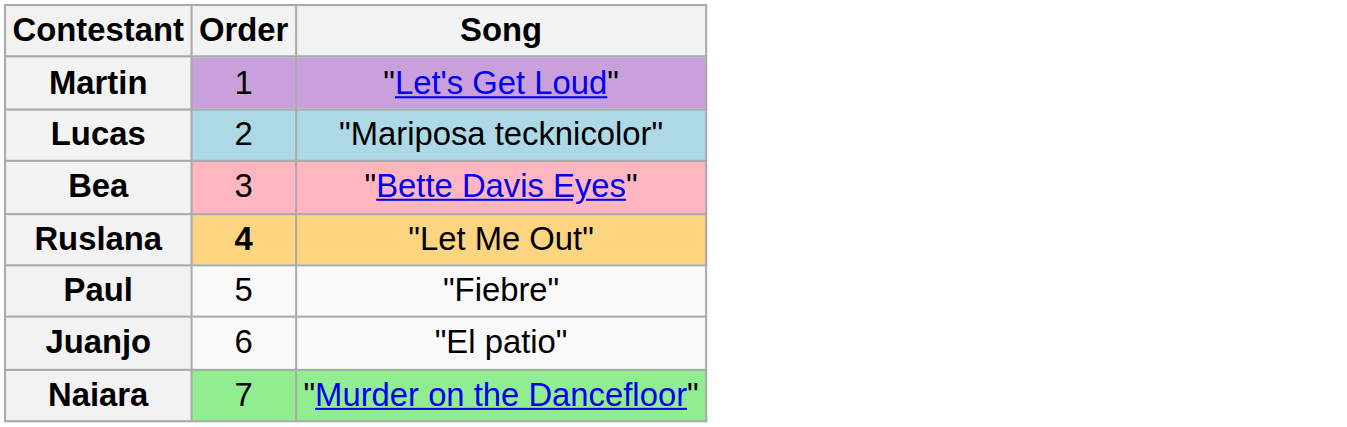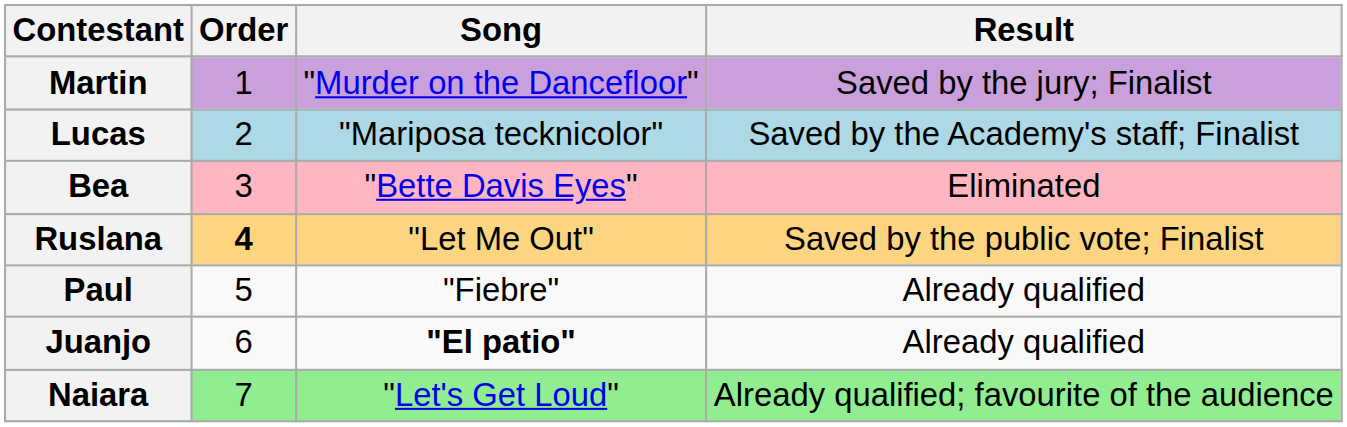+ column: (1024, 30)
(501, 82) "Let's Get Loud" -> (501, 82) "Murder on the Dancefloor"
(501, 342) normal -> (501, 342) bold
(501, 394) "Murder on the Dancefloor" -> (501, 394) "Let's Get Loud"
